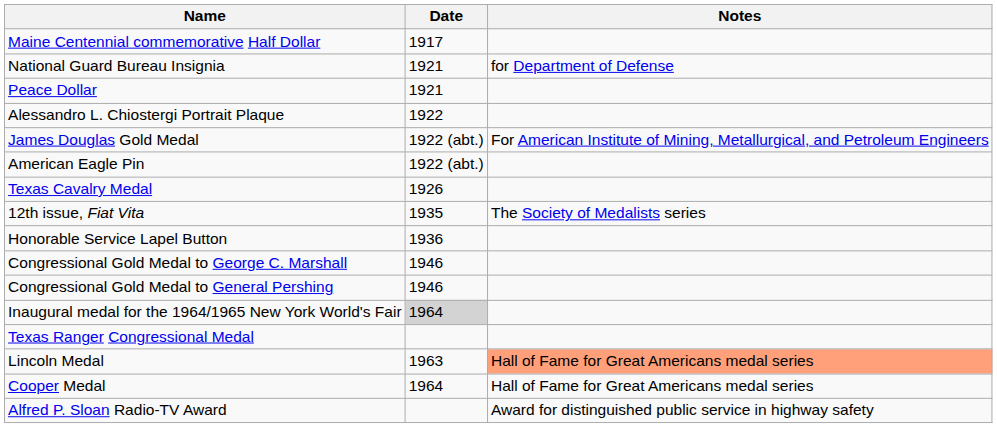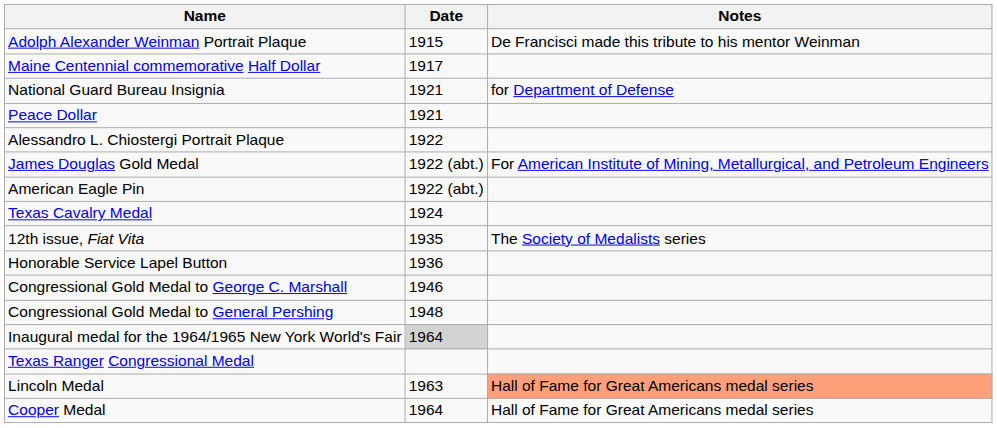+ row: (157, 41)
(426, 189) 1926 -> (426, 213) 1924
(426, 287) 1946 -> (426, 312) 1948
- row: (117, 410)
